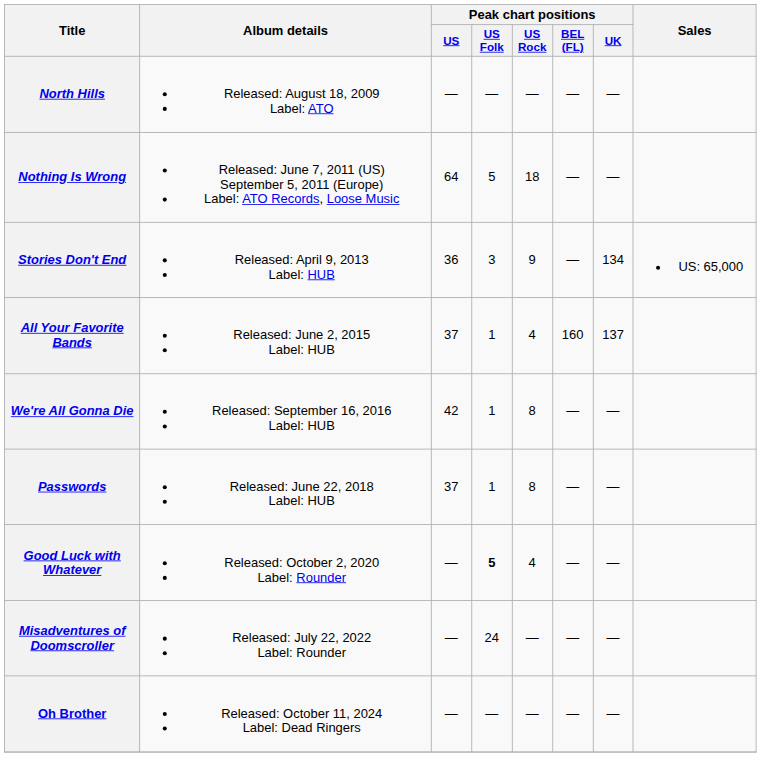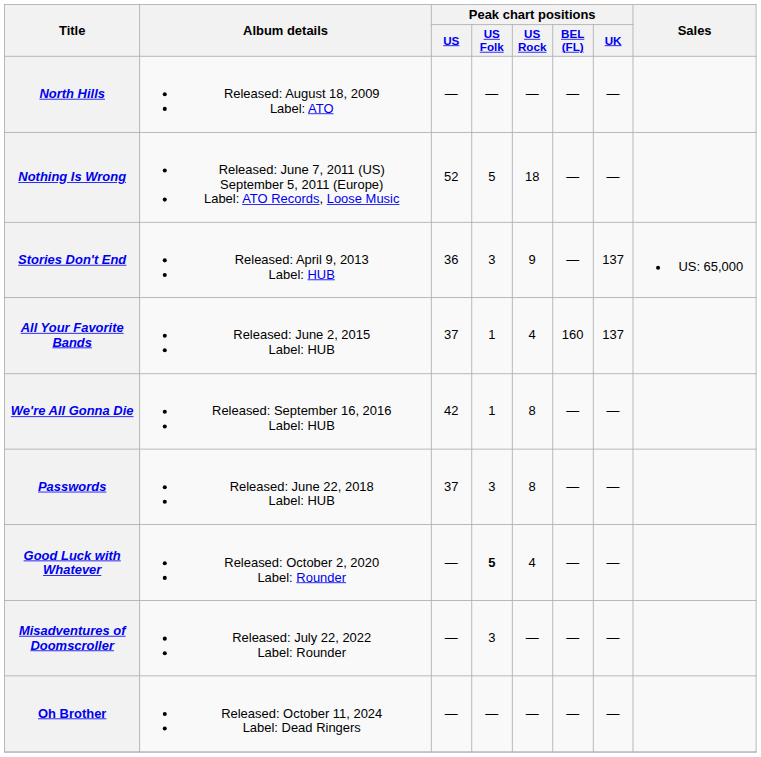(451, 177) 64 -> (451, 177) 52
(613, 260) 134 -> (613, 260) 137
(492, 487) 1 -> (492, 487) 3
(492, 638) 24 -> (492, 638) 3
